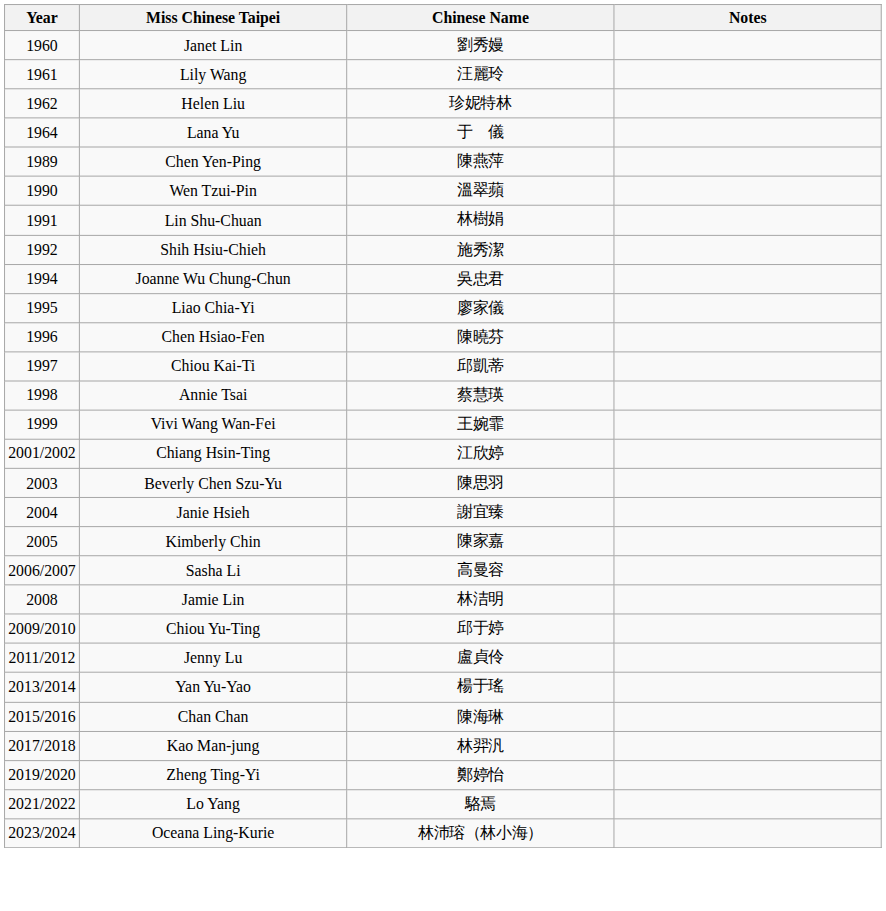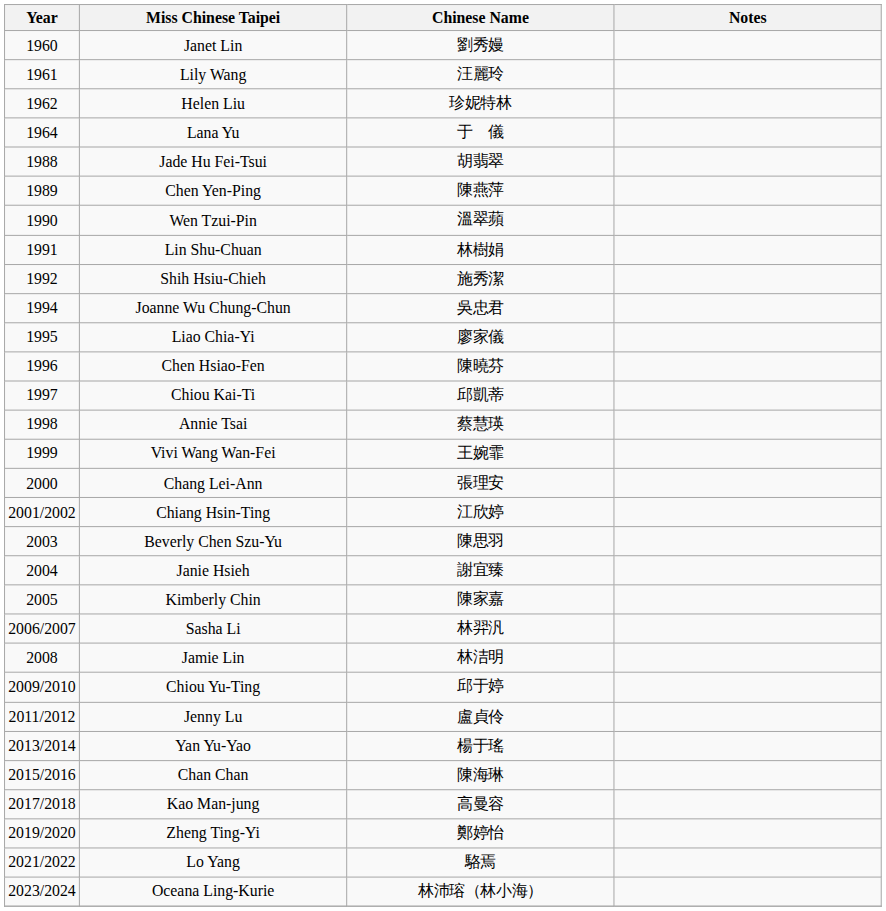+ row: (213, 162)
+ row: (213, 483)
(480, 570) 高曼容 -> (480, 628) 林羿汎
(480, 745) 林羿汎 -> (480, 803) 高曼容
